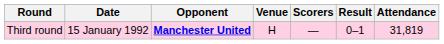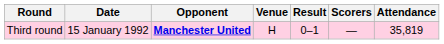columns swapped: (355, 13) <-> (313, 13)
(406, 30) 31,819 -> (406, 30) 35,819
